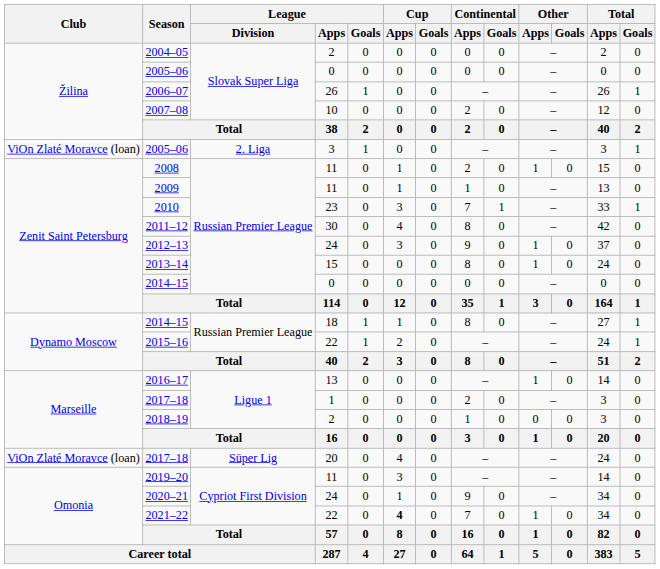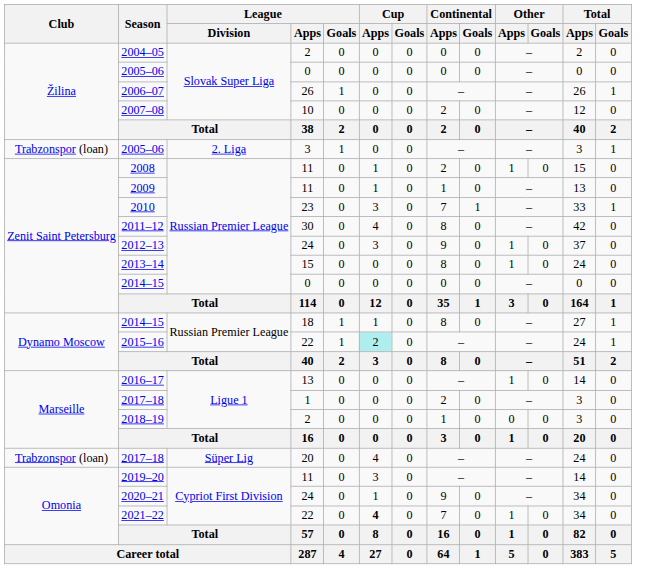(74, 149) ViOn Zlaté Moravce (loan) -> (61, 149) Trabzonspor (loan)
(400, 341) no background -> (375, 341) paleturquoise background
(74, 457) ViOn Zlaté Moravce (loan) -> (61, 457) Trabzonspor (loan)
